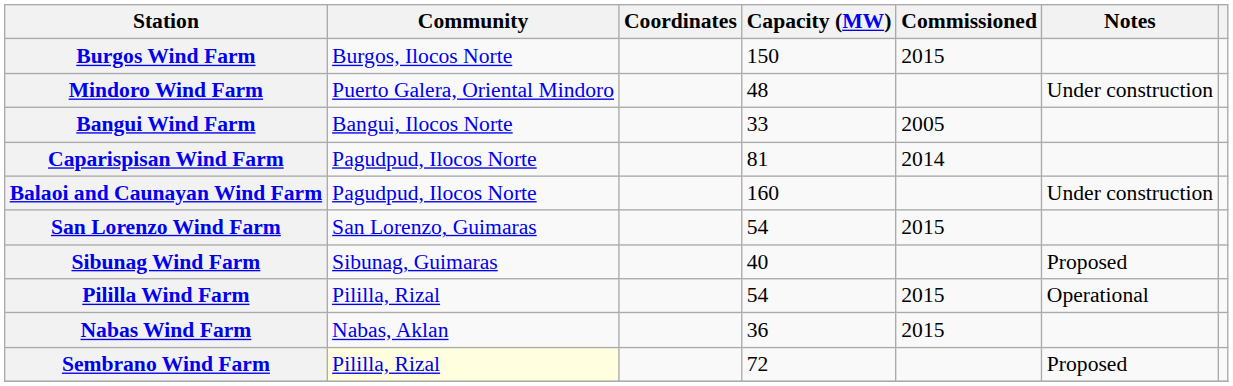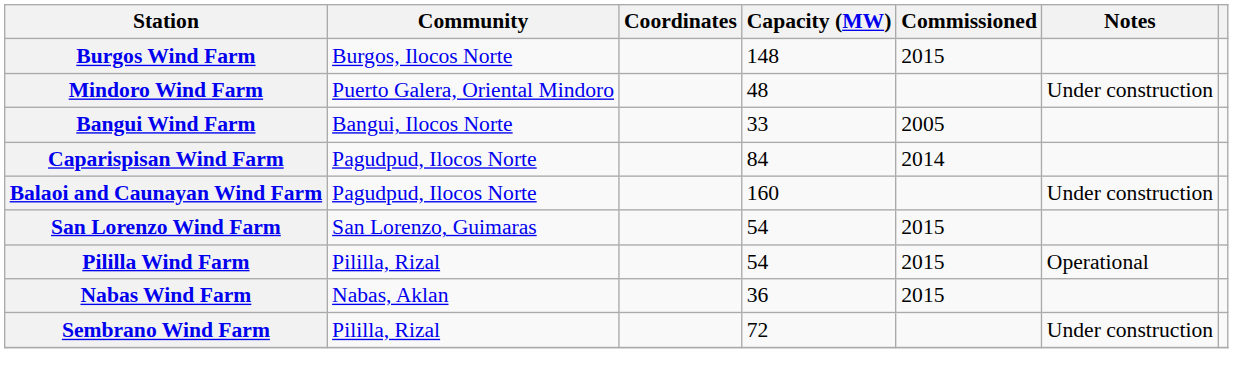(763, 55) 150 -> (763, 55) 148
(758, 158) 81 -> (758, 158) 84
- row: (166, 261)
(386, 364) lightyellow background -> (386, 329) no background
(1087, 364) Proposed -> (1130, 329) Under construction
